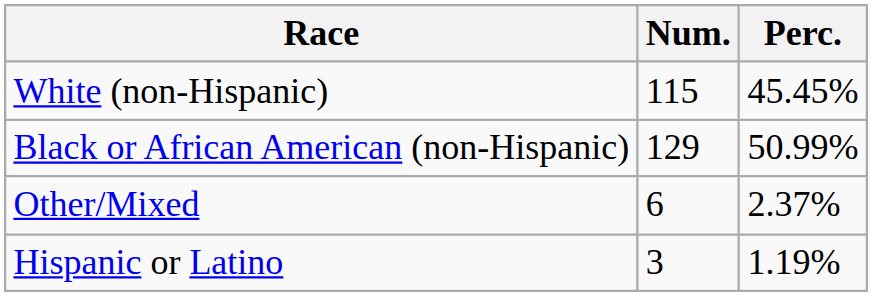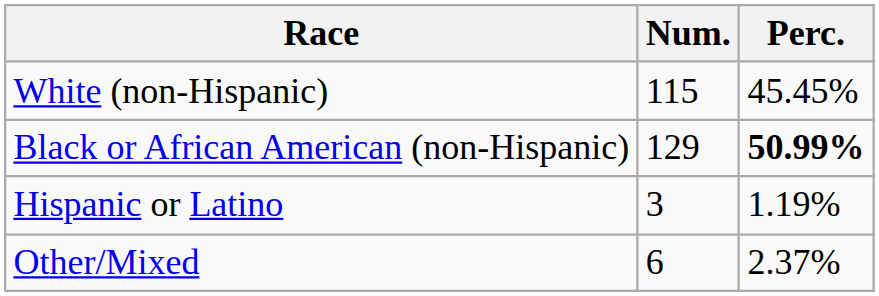(803, 147) normal -> (806, 147) bold
rows swapped: (106, 204) <-> (148, 261)
